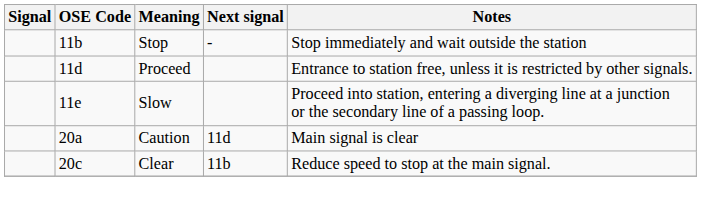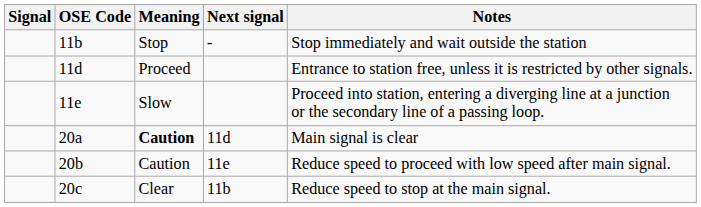(164, 138) normal -> (166, 138) bold
+ row: (71, 163)
